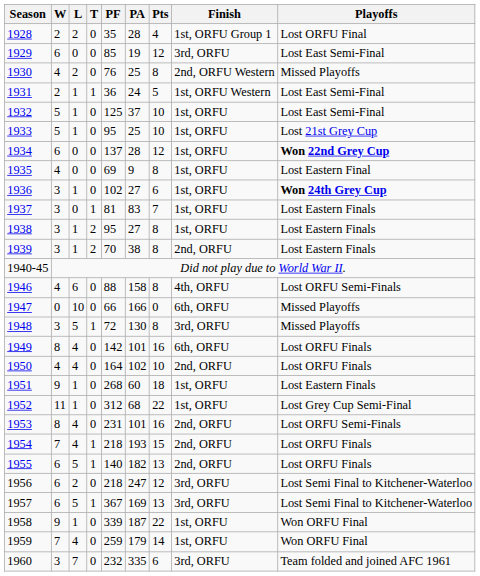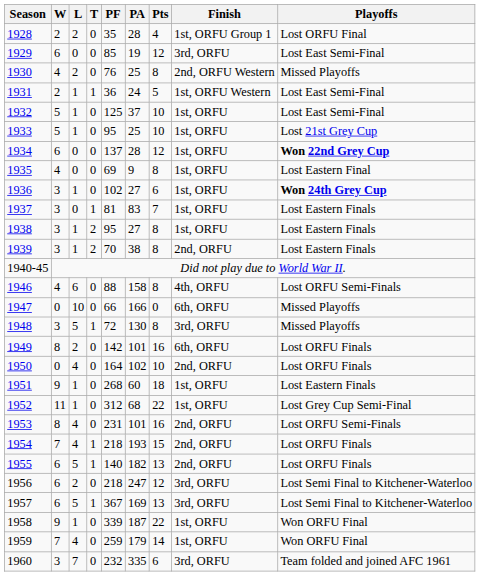(75, 346) 4 -> (75, 346) 2
(57, 365) 4 -> (57, 365) 0
